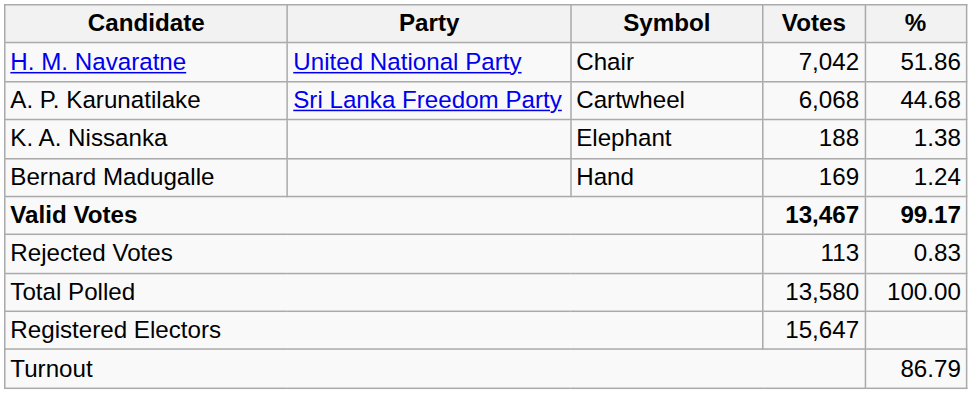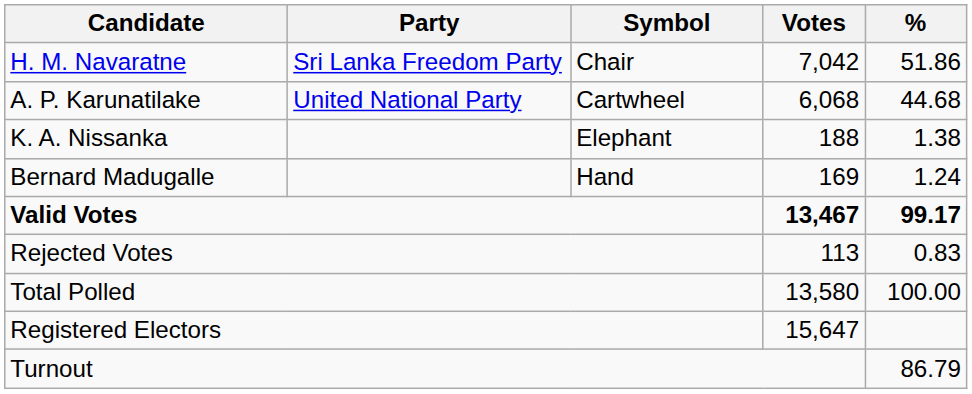(407, 61) United National Party -> (428, 61) Sri Lanka Freedom Party
(428, 100) Sri Lanka Freedom Party -> (407, 100) United National Party
